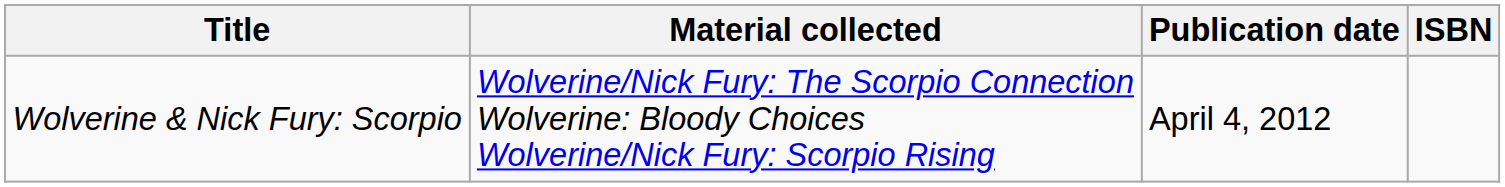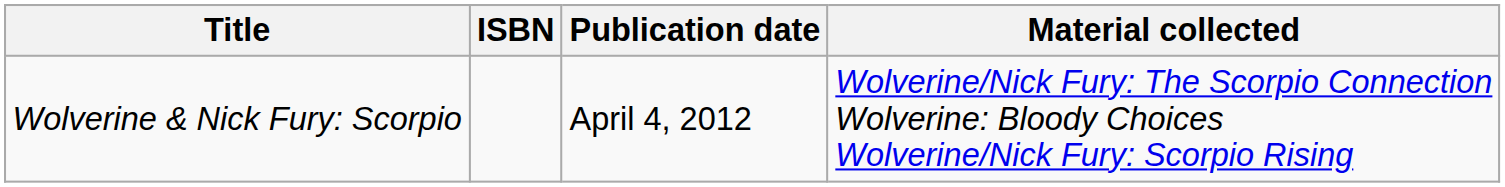columns swapped: (805, 30) <-> (1454, 30)
